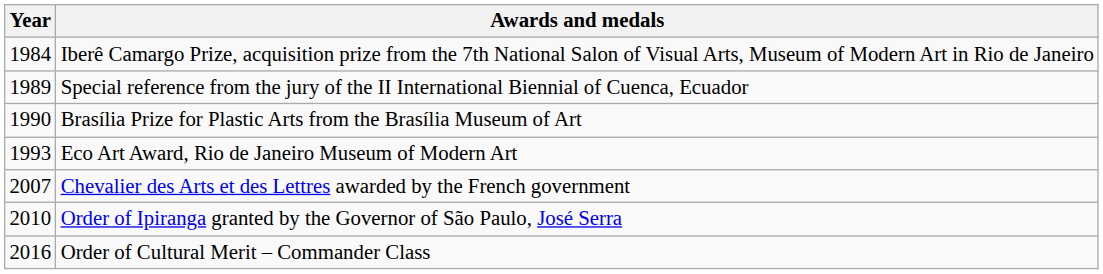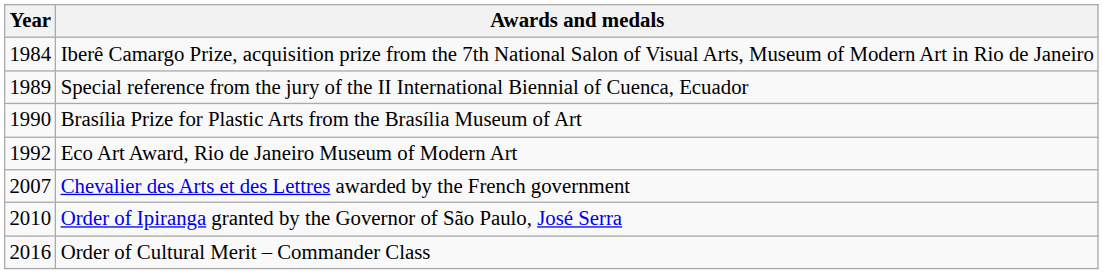(30, 152) 1993 -> (30, 152) 1992
